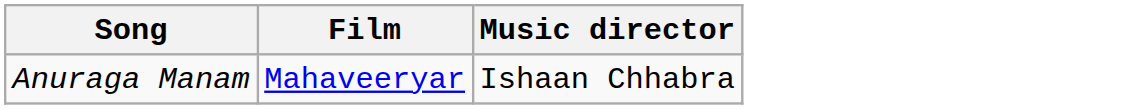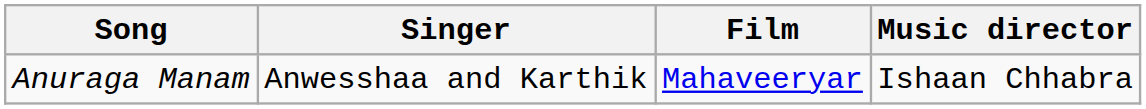+ column: (456, 30)
